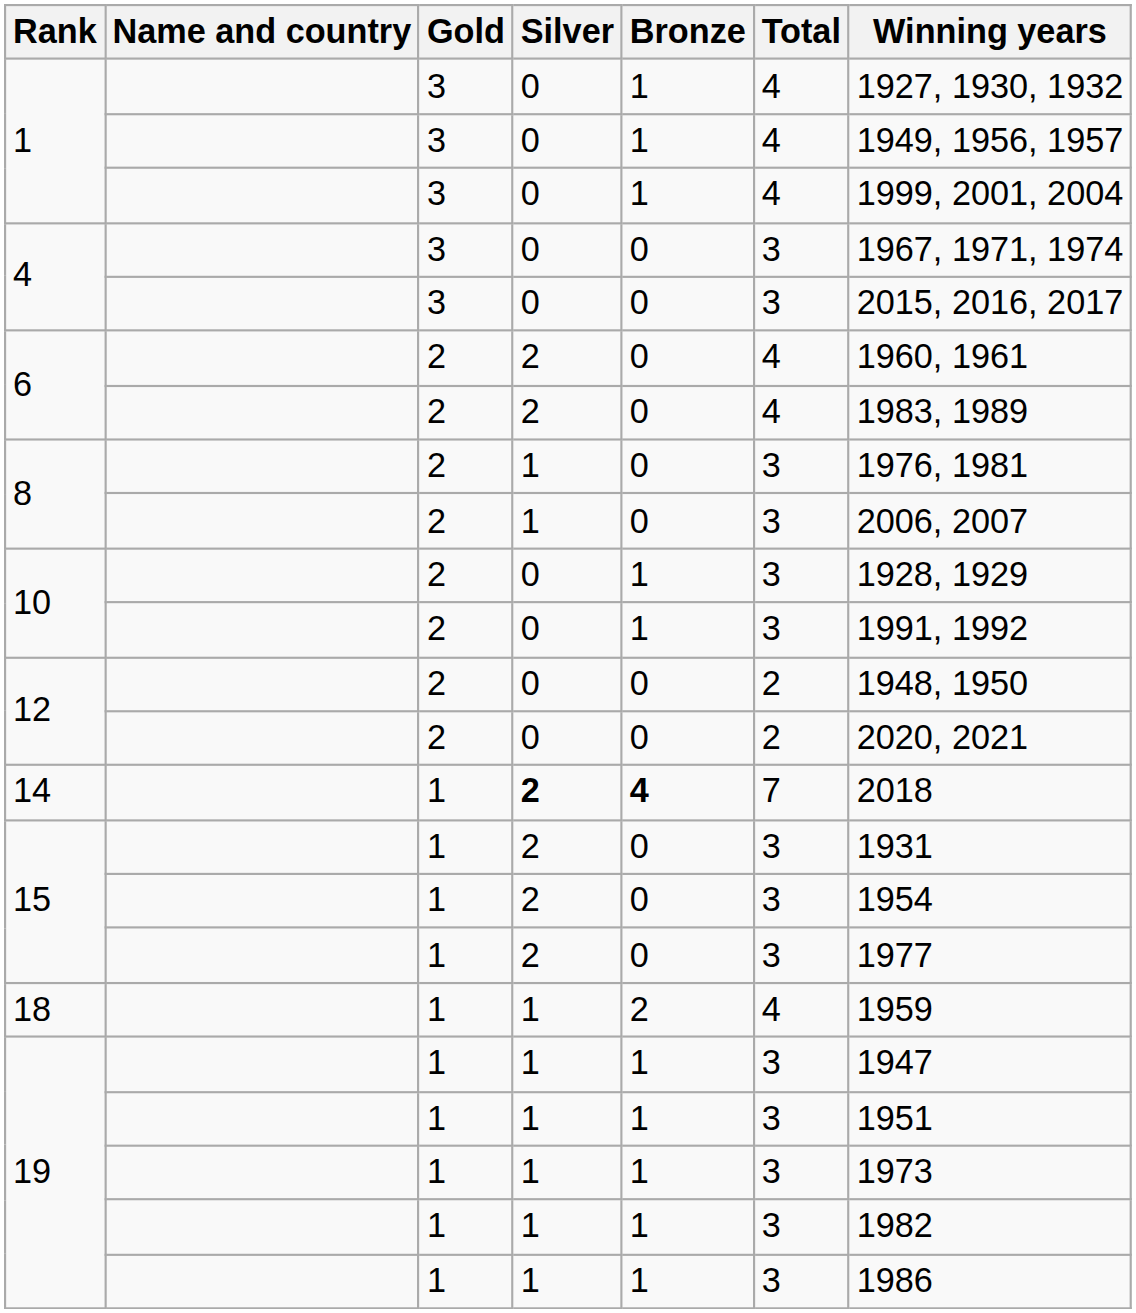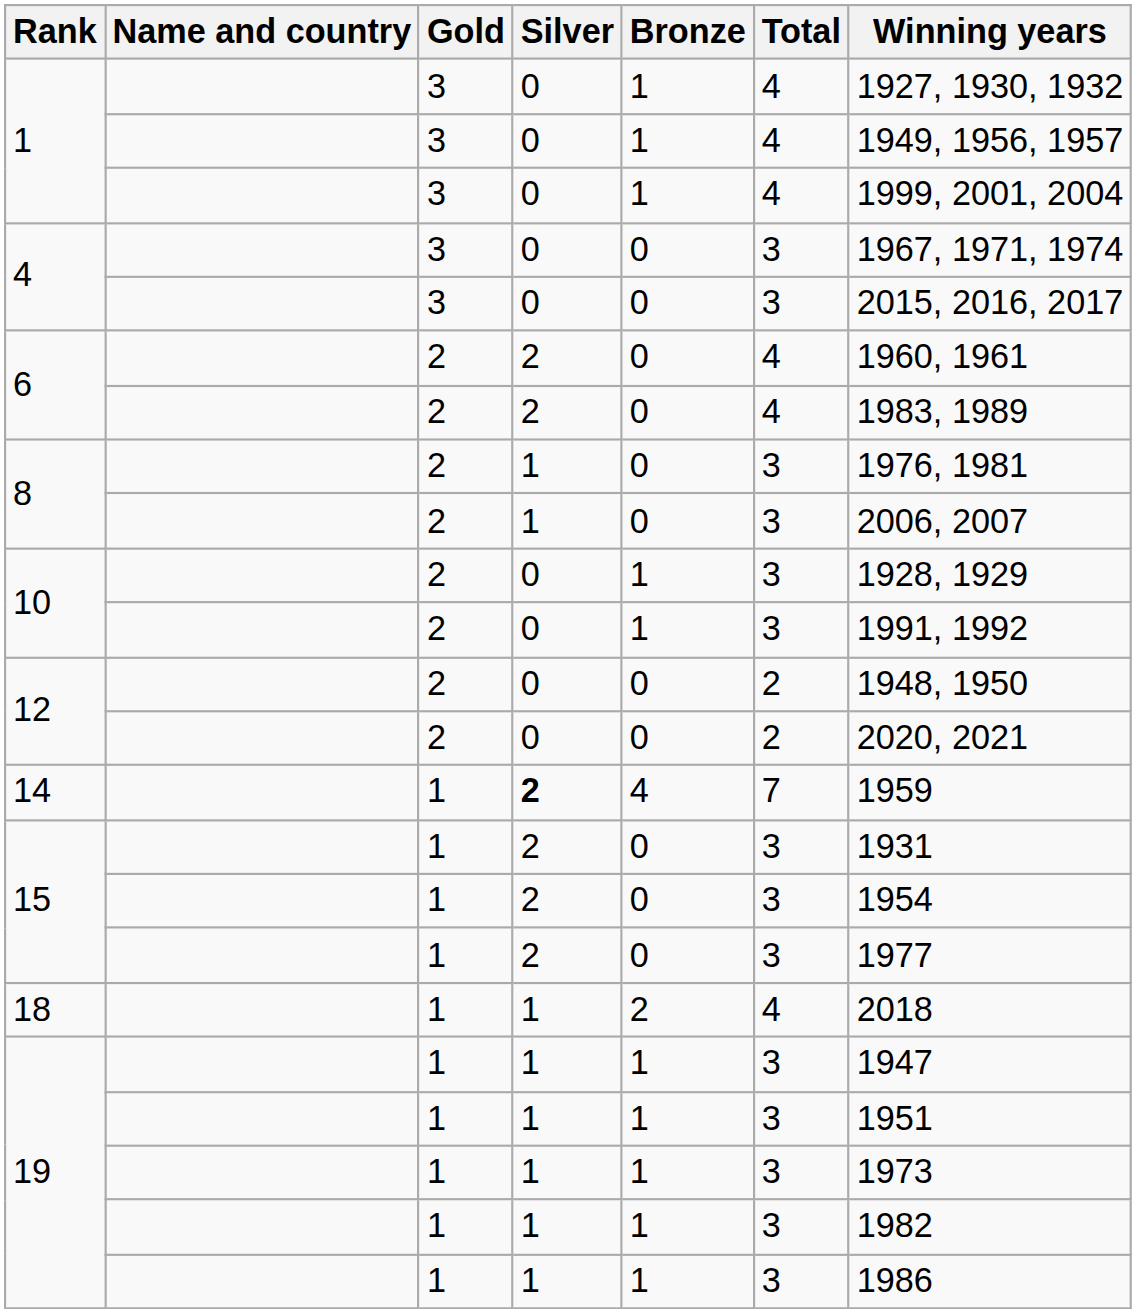(639, 791) bold -> (639, 791) normal
(895, 791) 2018 -> (895, 791) 1959
(895, 1009) 1959 -> (895, 1009) 2018
